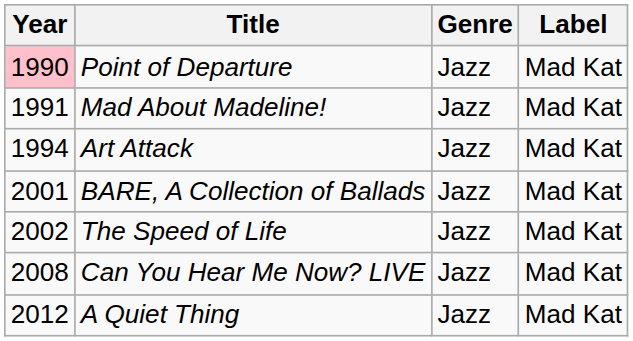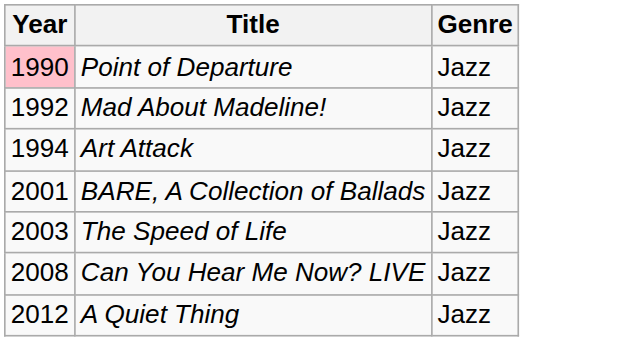- column: (573, 25)
(40, 107) 1991 -> (40, 107) 1992
(40, 231) 2002 -> (40, 231) 2003
